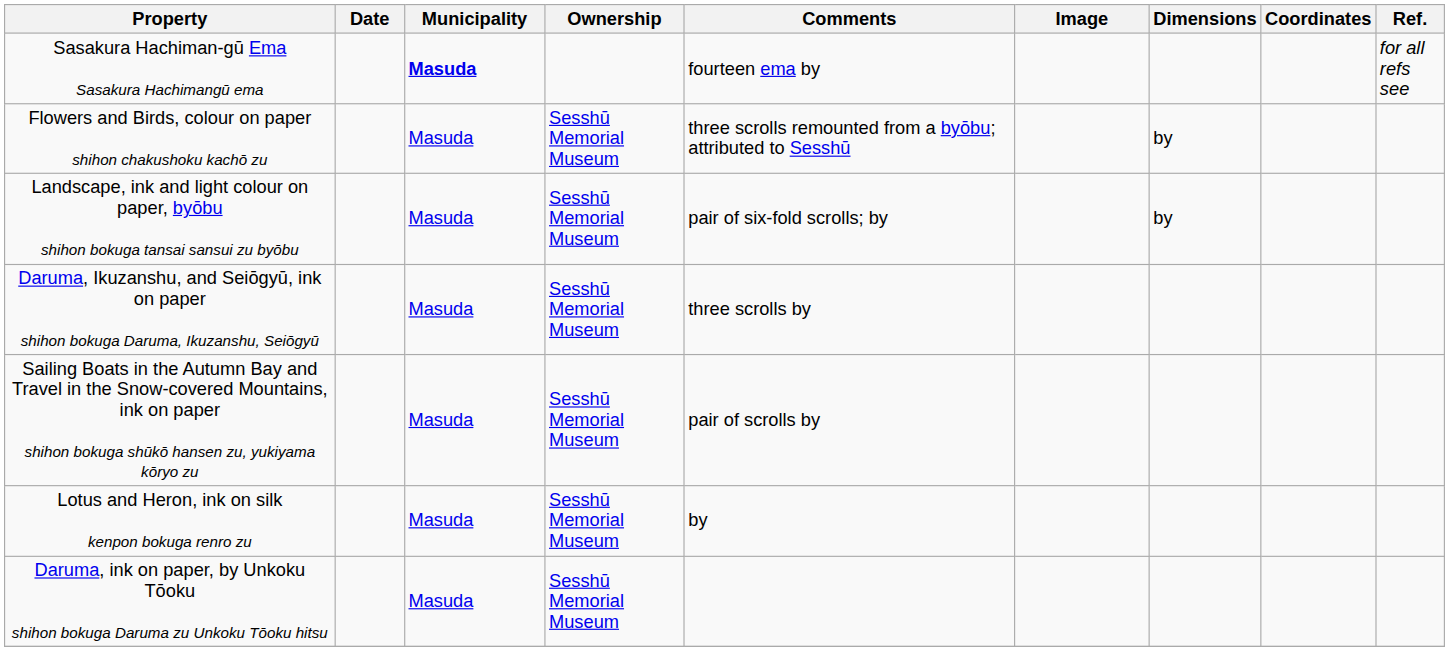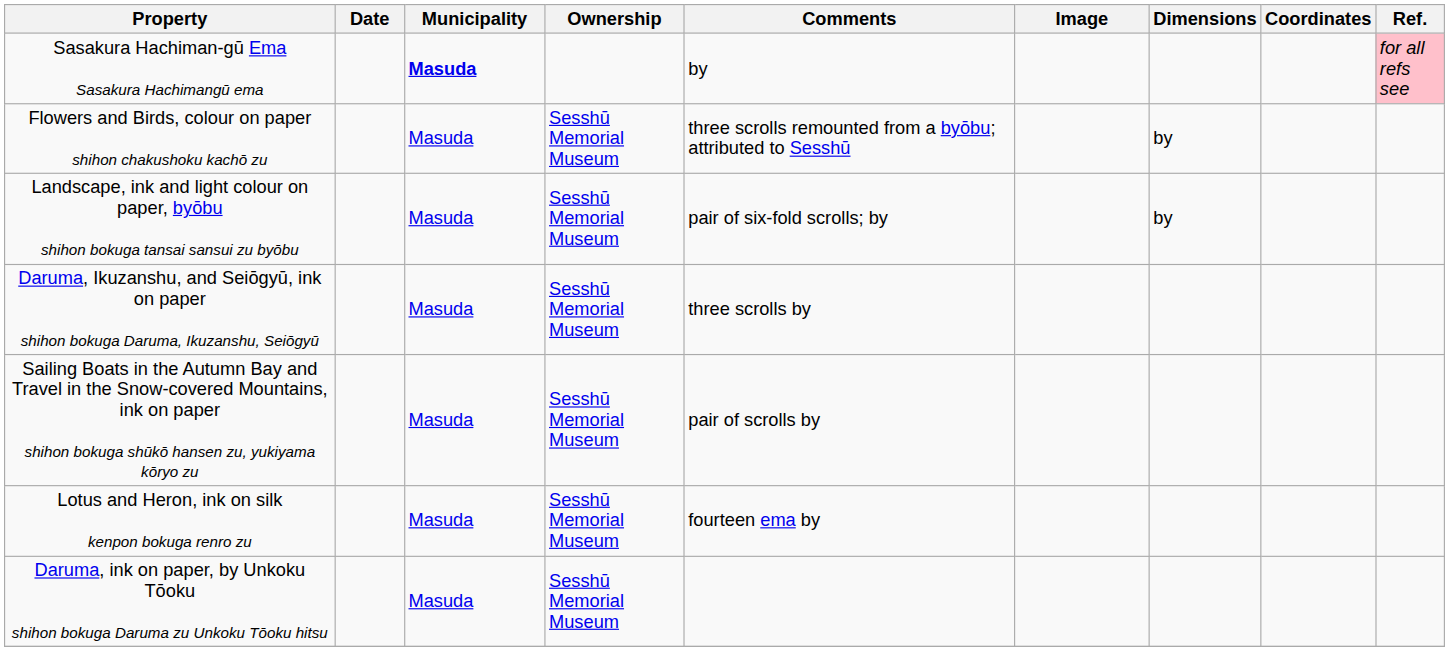(754, 68) fourteen ema by -> (698, 68) by
(1402, 68) no background -> (1402, 68) pink background
(698, 520) by -> (754, 520) fourteen ema by
